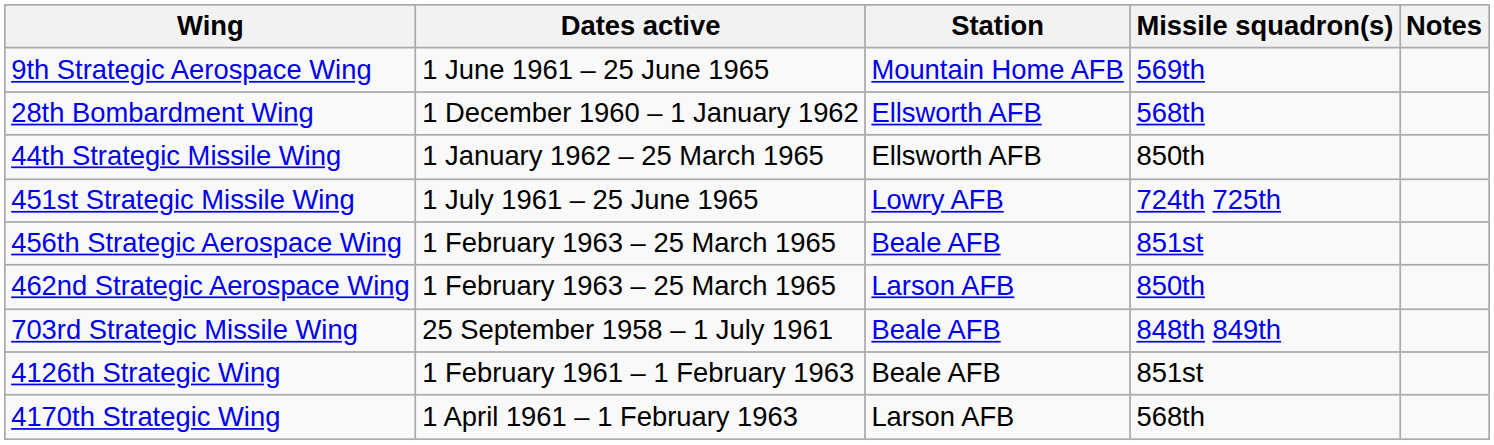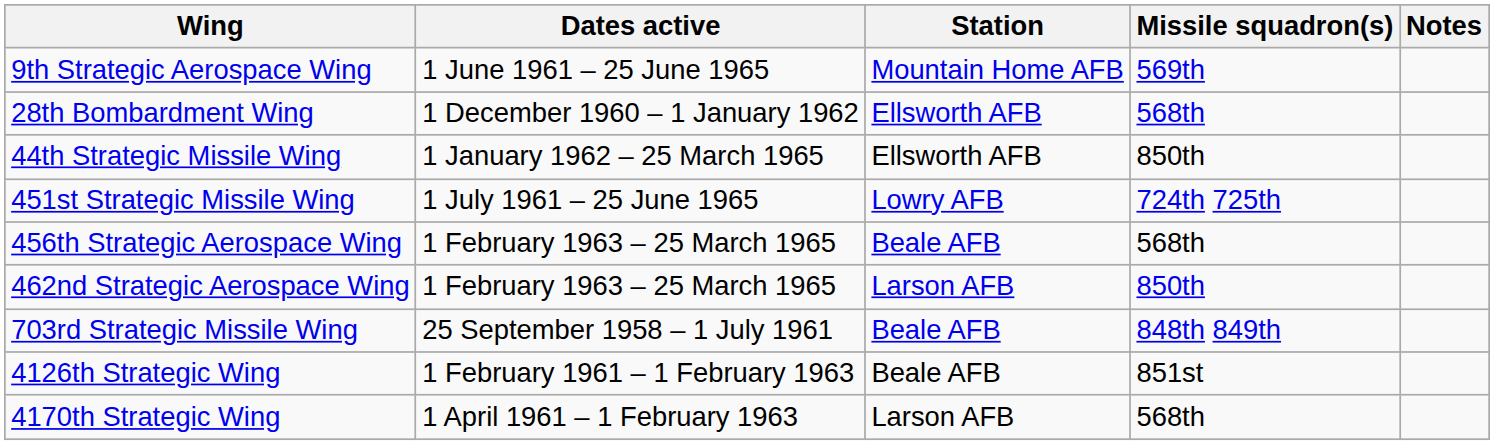(1170, 243) 851st -> (1171, 243) 568th
